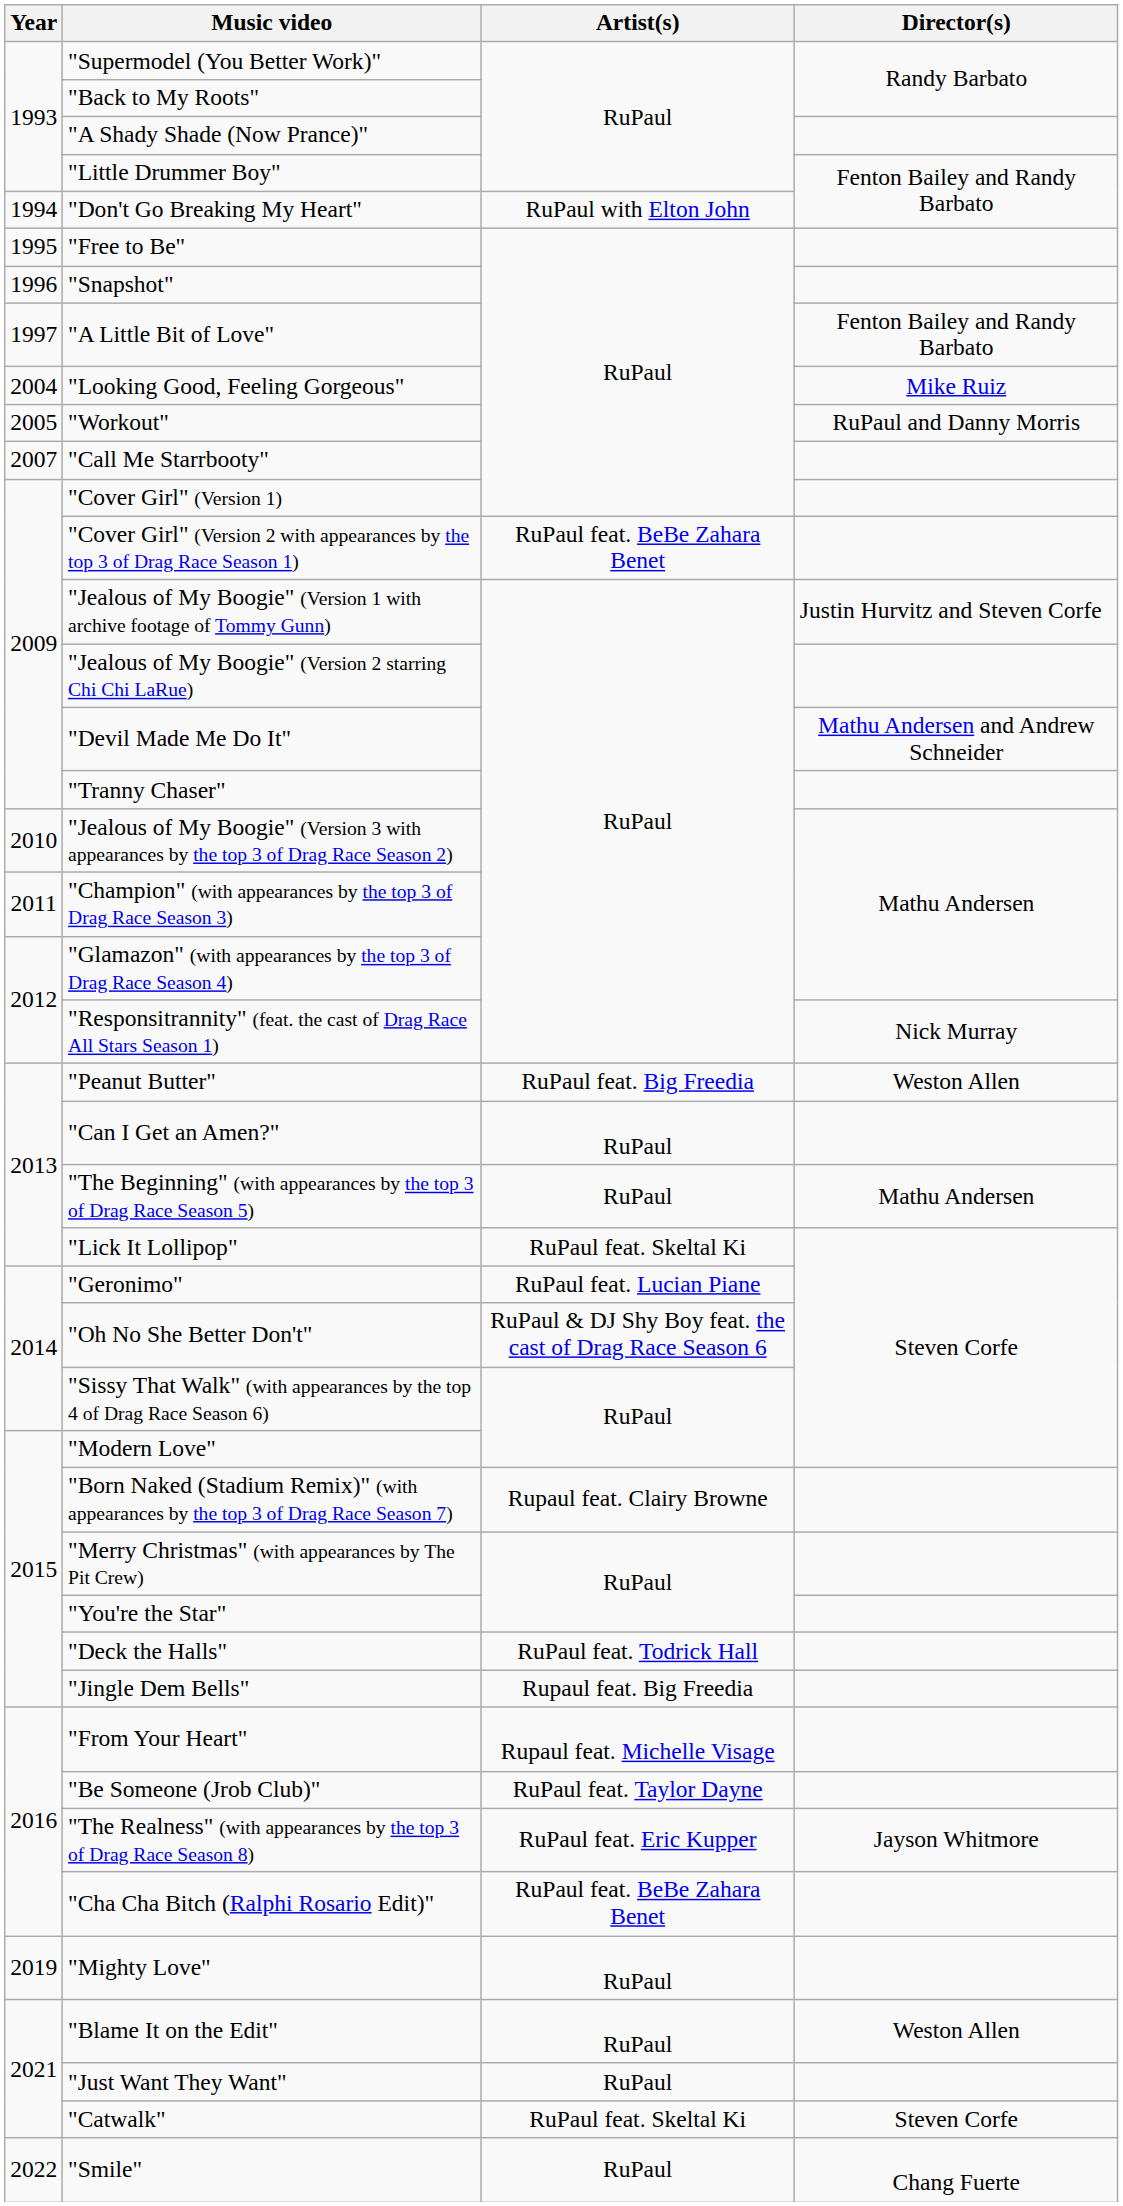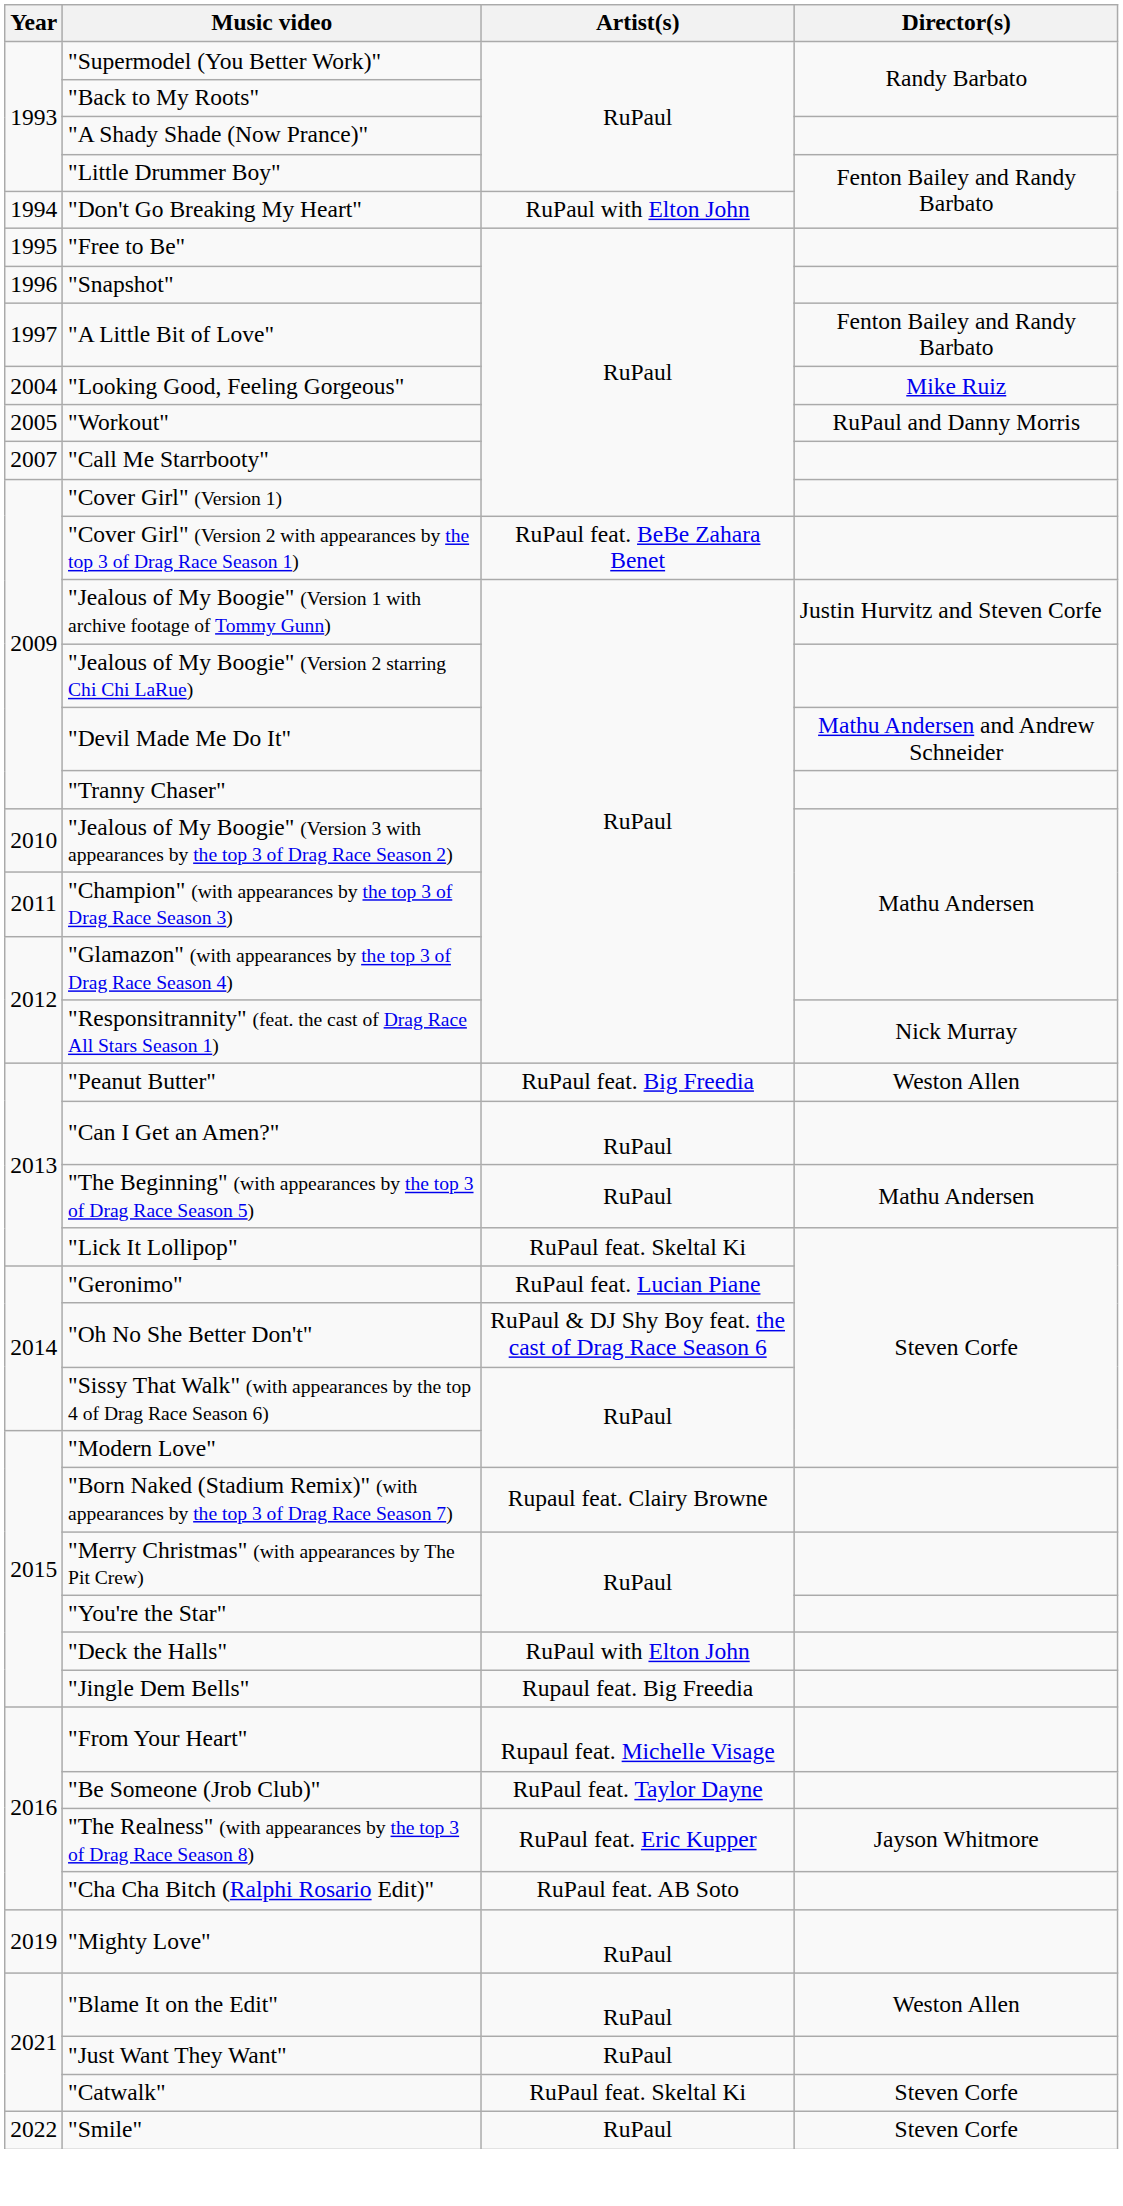(638, 1650) RuPaul feat. Todrick Hall -> (638, 1650) RuPaul with Elton John
(638, 1903) RuPaul feat. BeBe Zahara Benet -> (638, 1890) RuPaul feat. AB Soto
(956, 2182) Chang Fuerte -> (956, 2129) Steven Corfe
